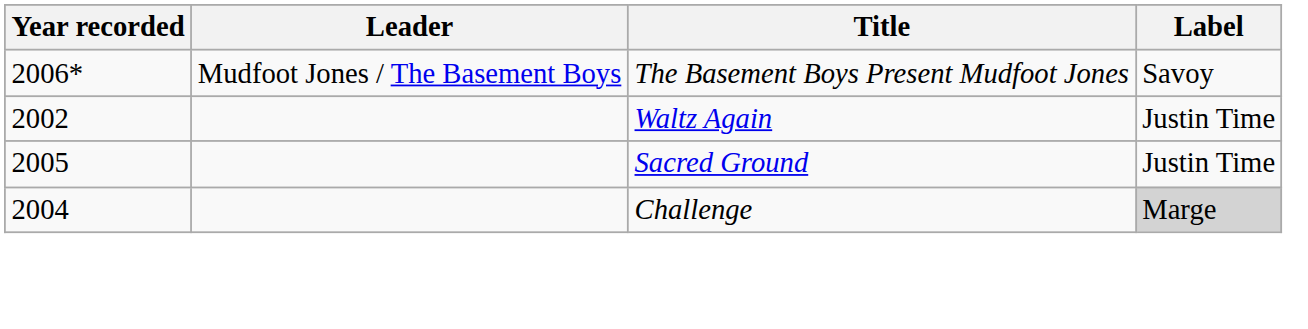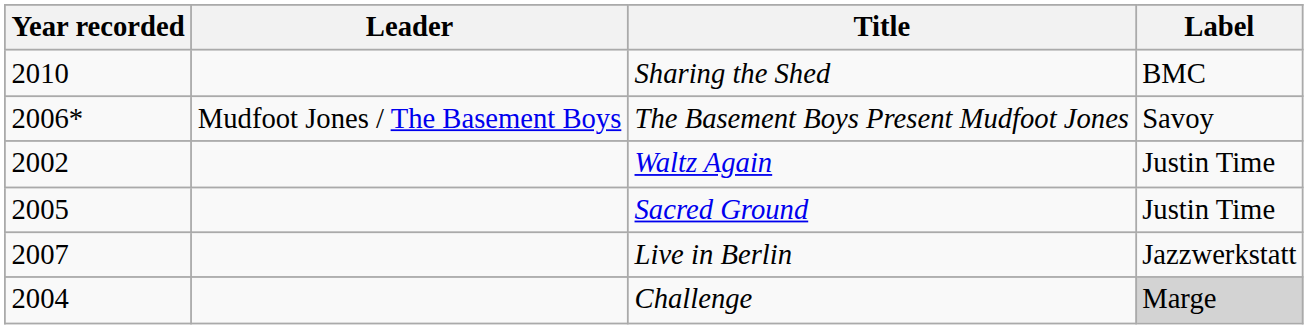+ row: (732, 72)
+ row: (713, 254)
